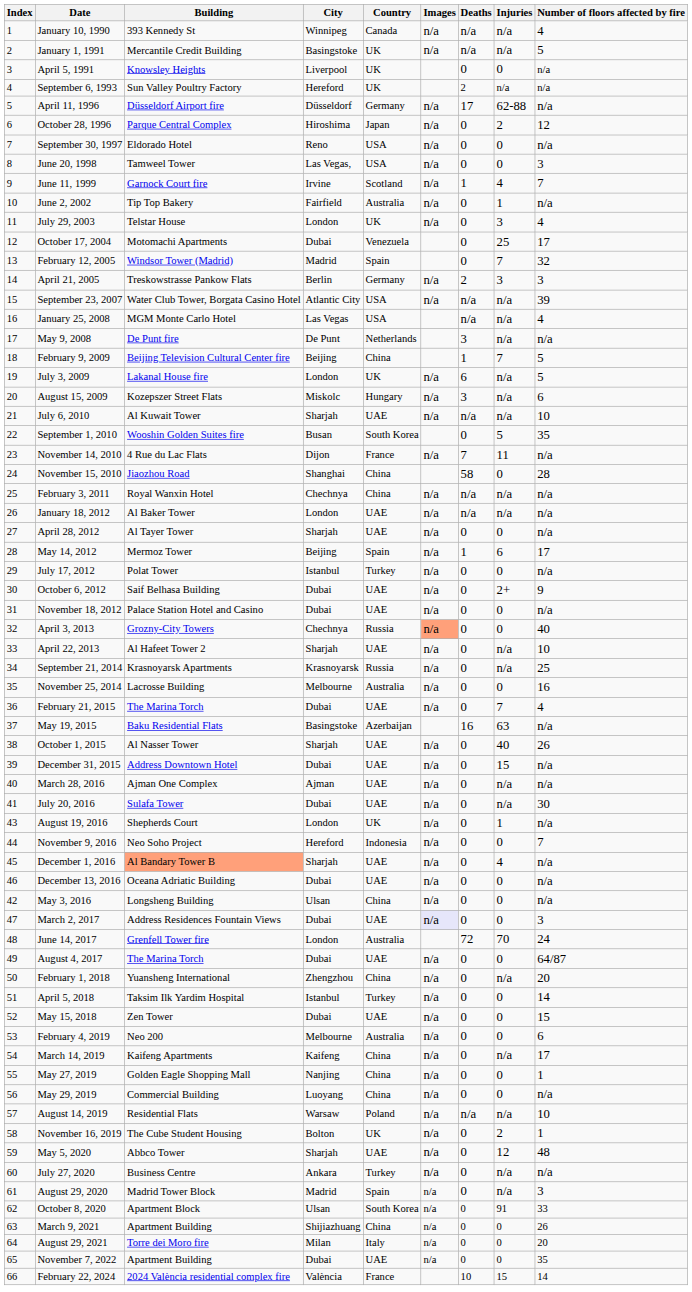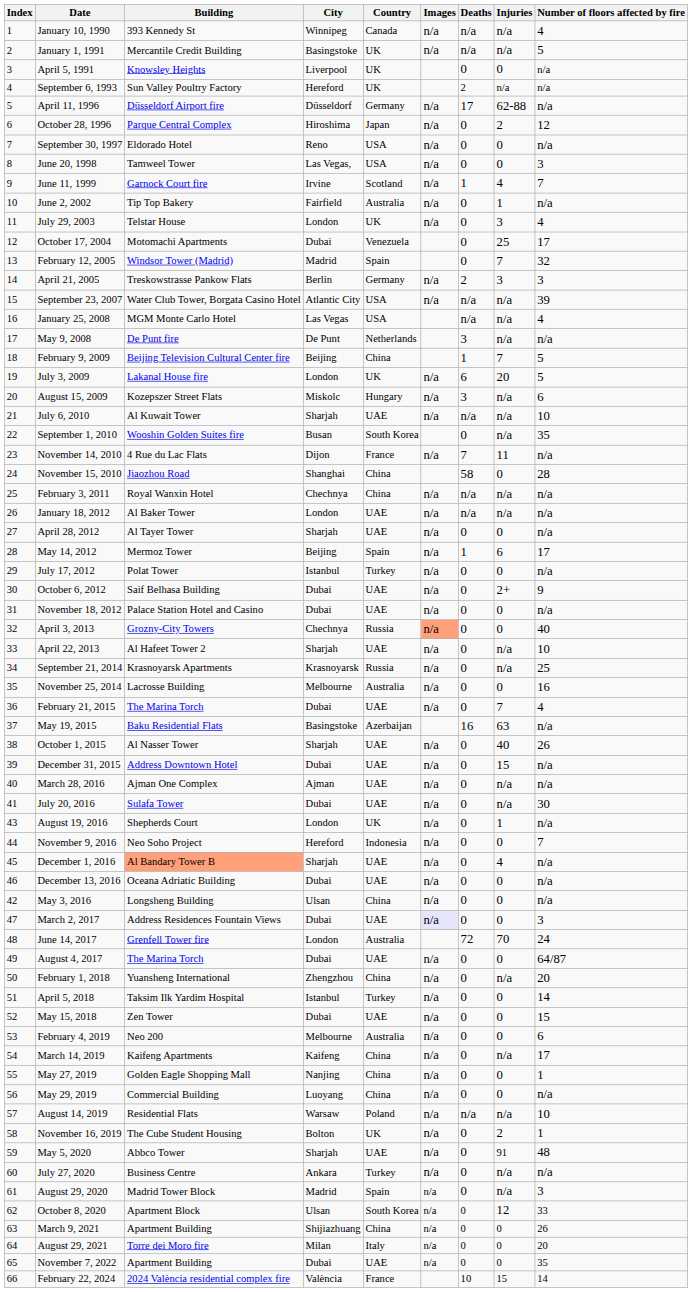(504, 377) n/a -> (503, 377) 20
(500, 435) 5 -> (504, 435) n/a
(503, 1152) 12 -> (502, 1152) 91
(502, 1209) 91 -> (503, 1210) 12
